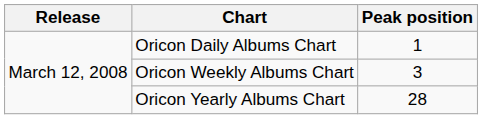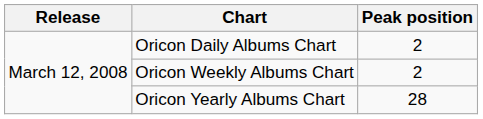(417, 45) 1 -> (417, 45) 2
(417, 72) 3 -> (417, 72) 2
